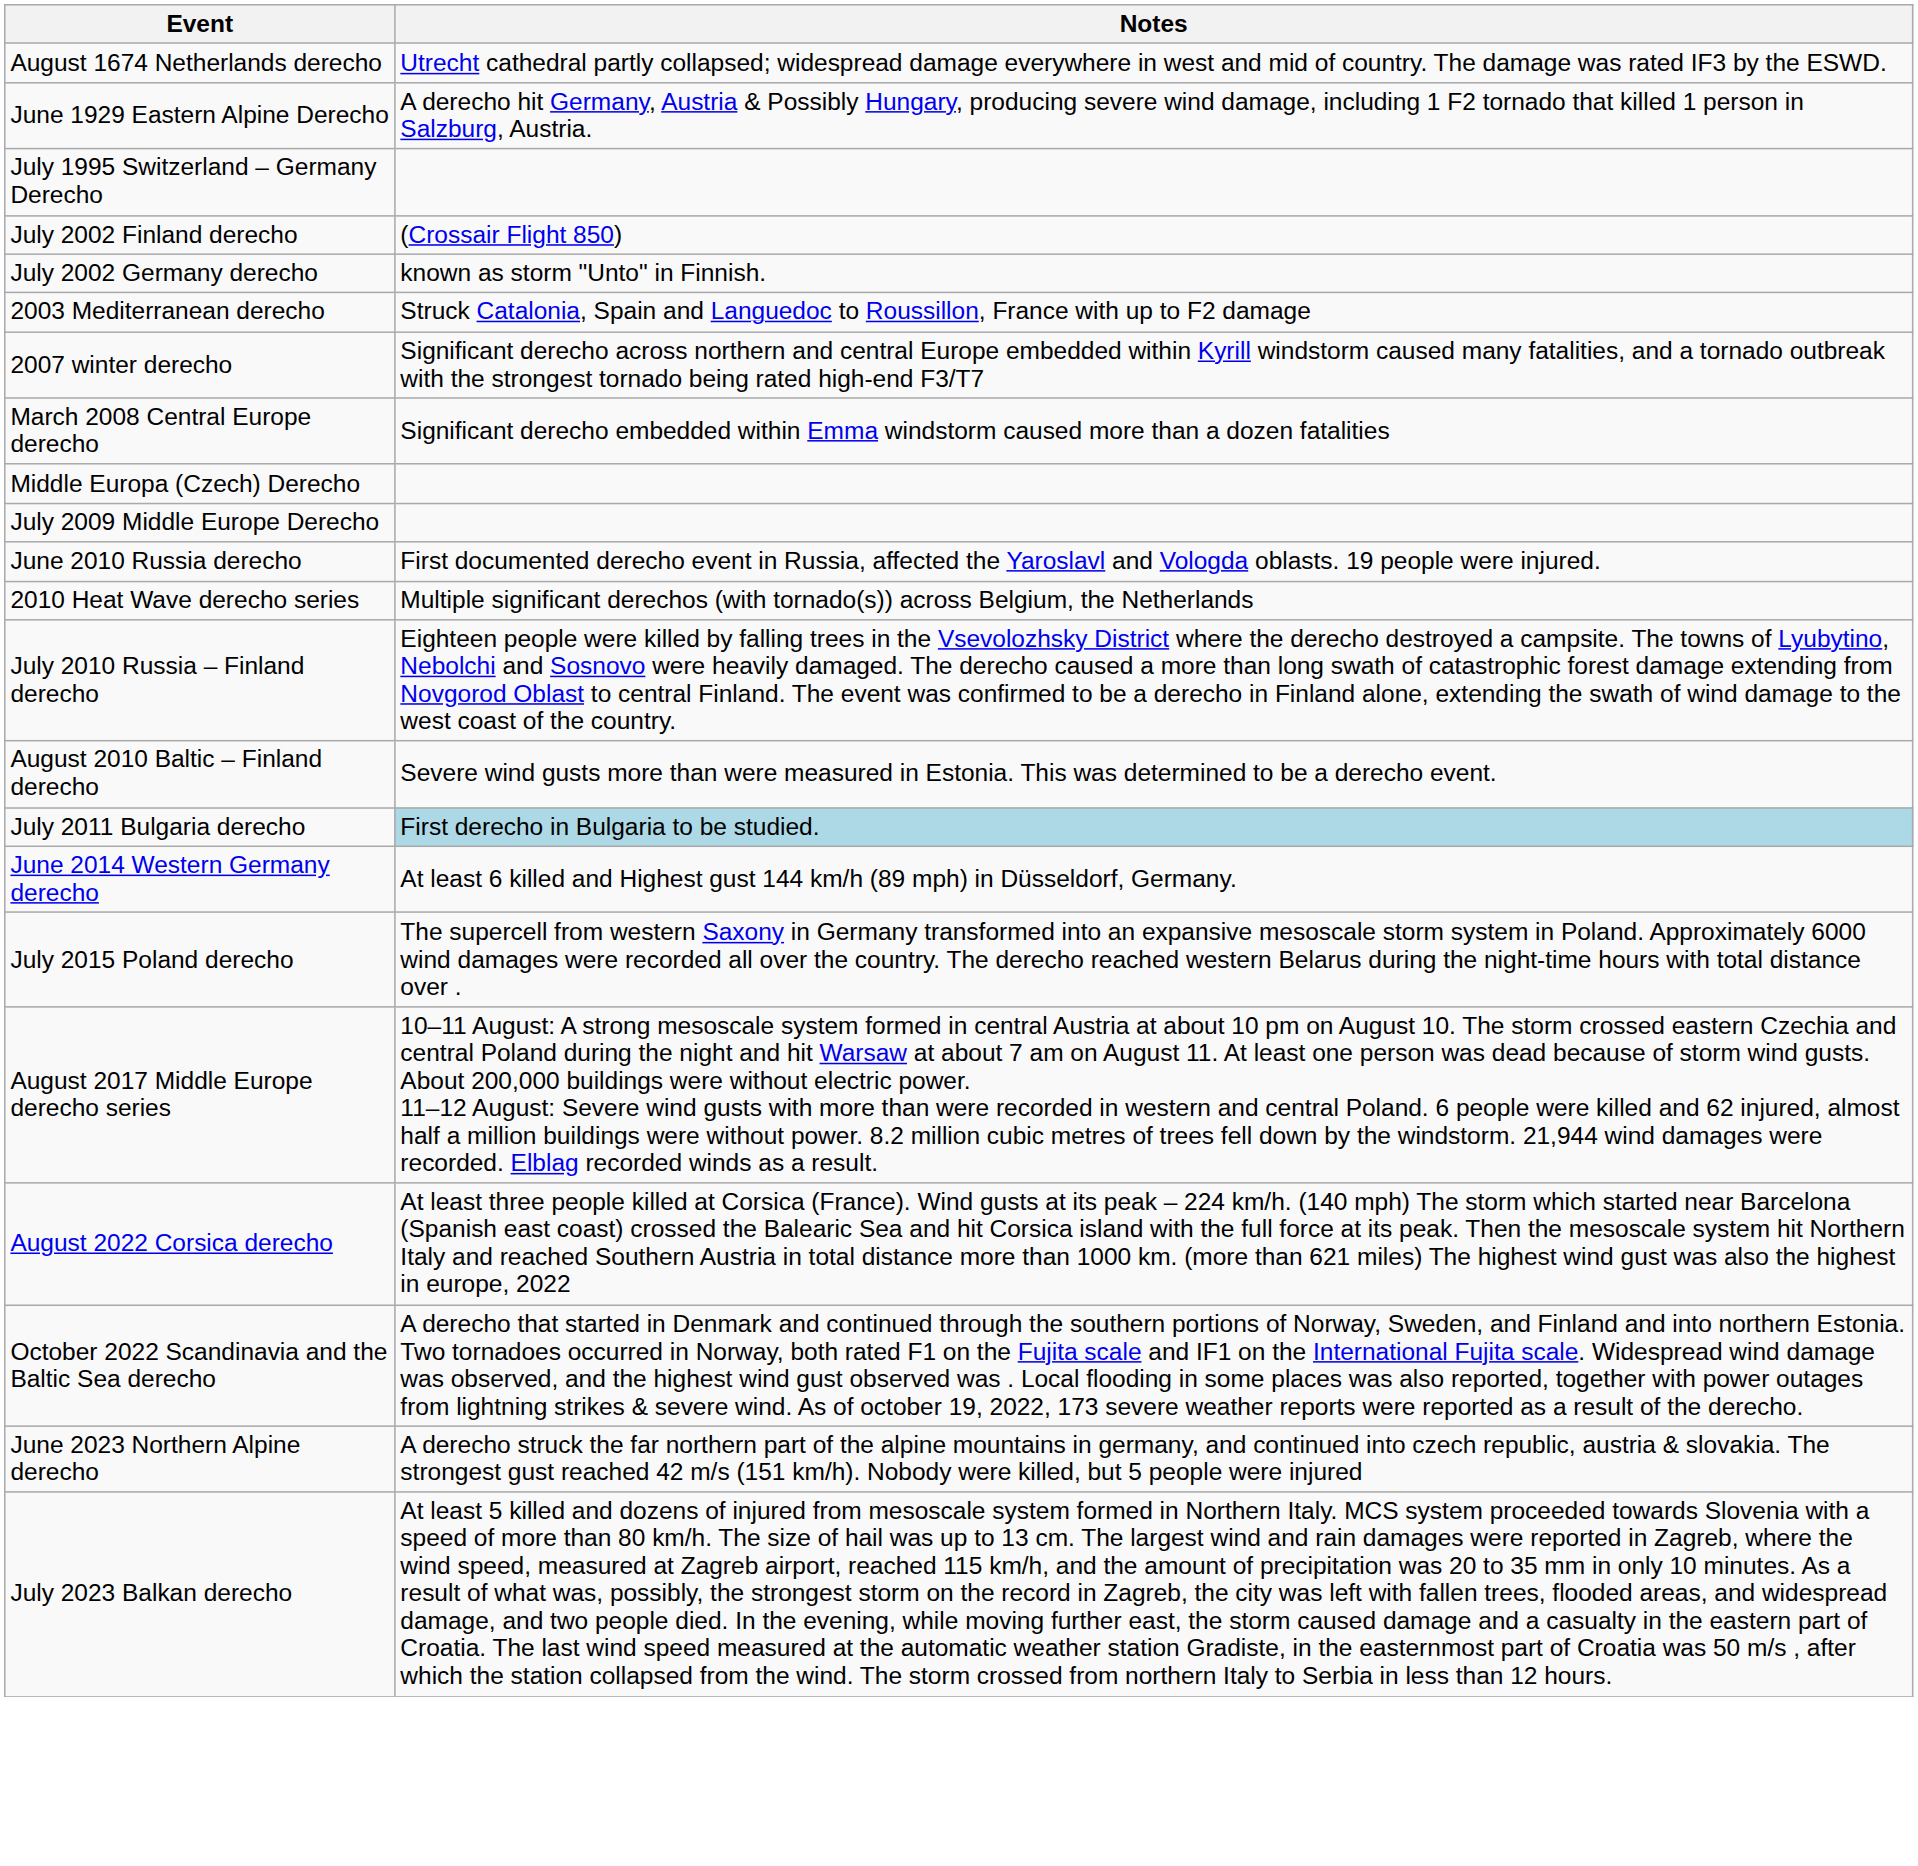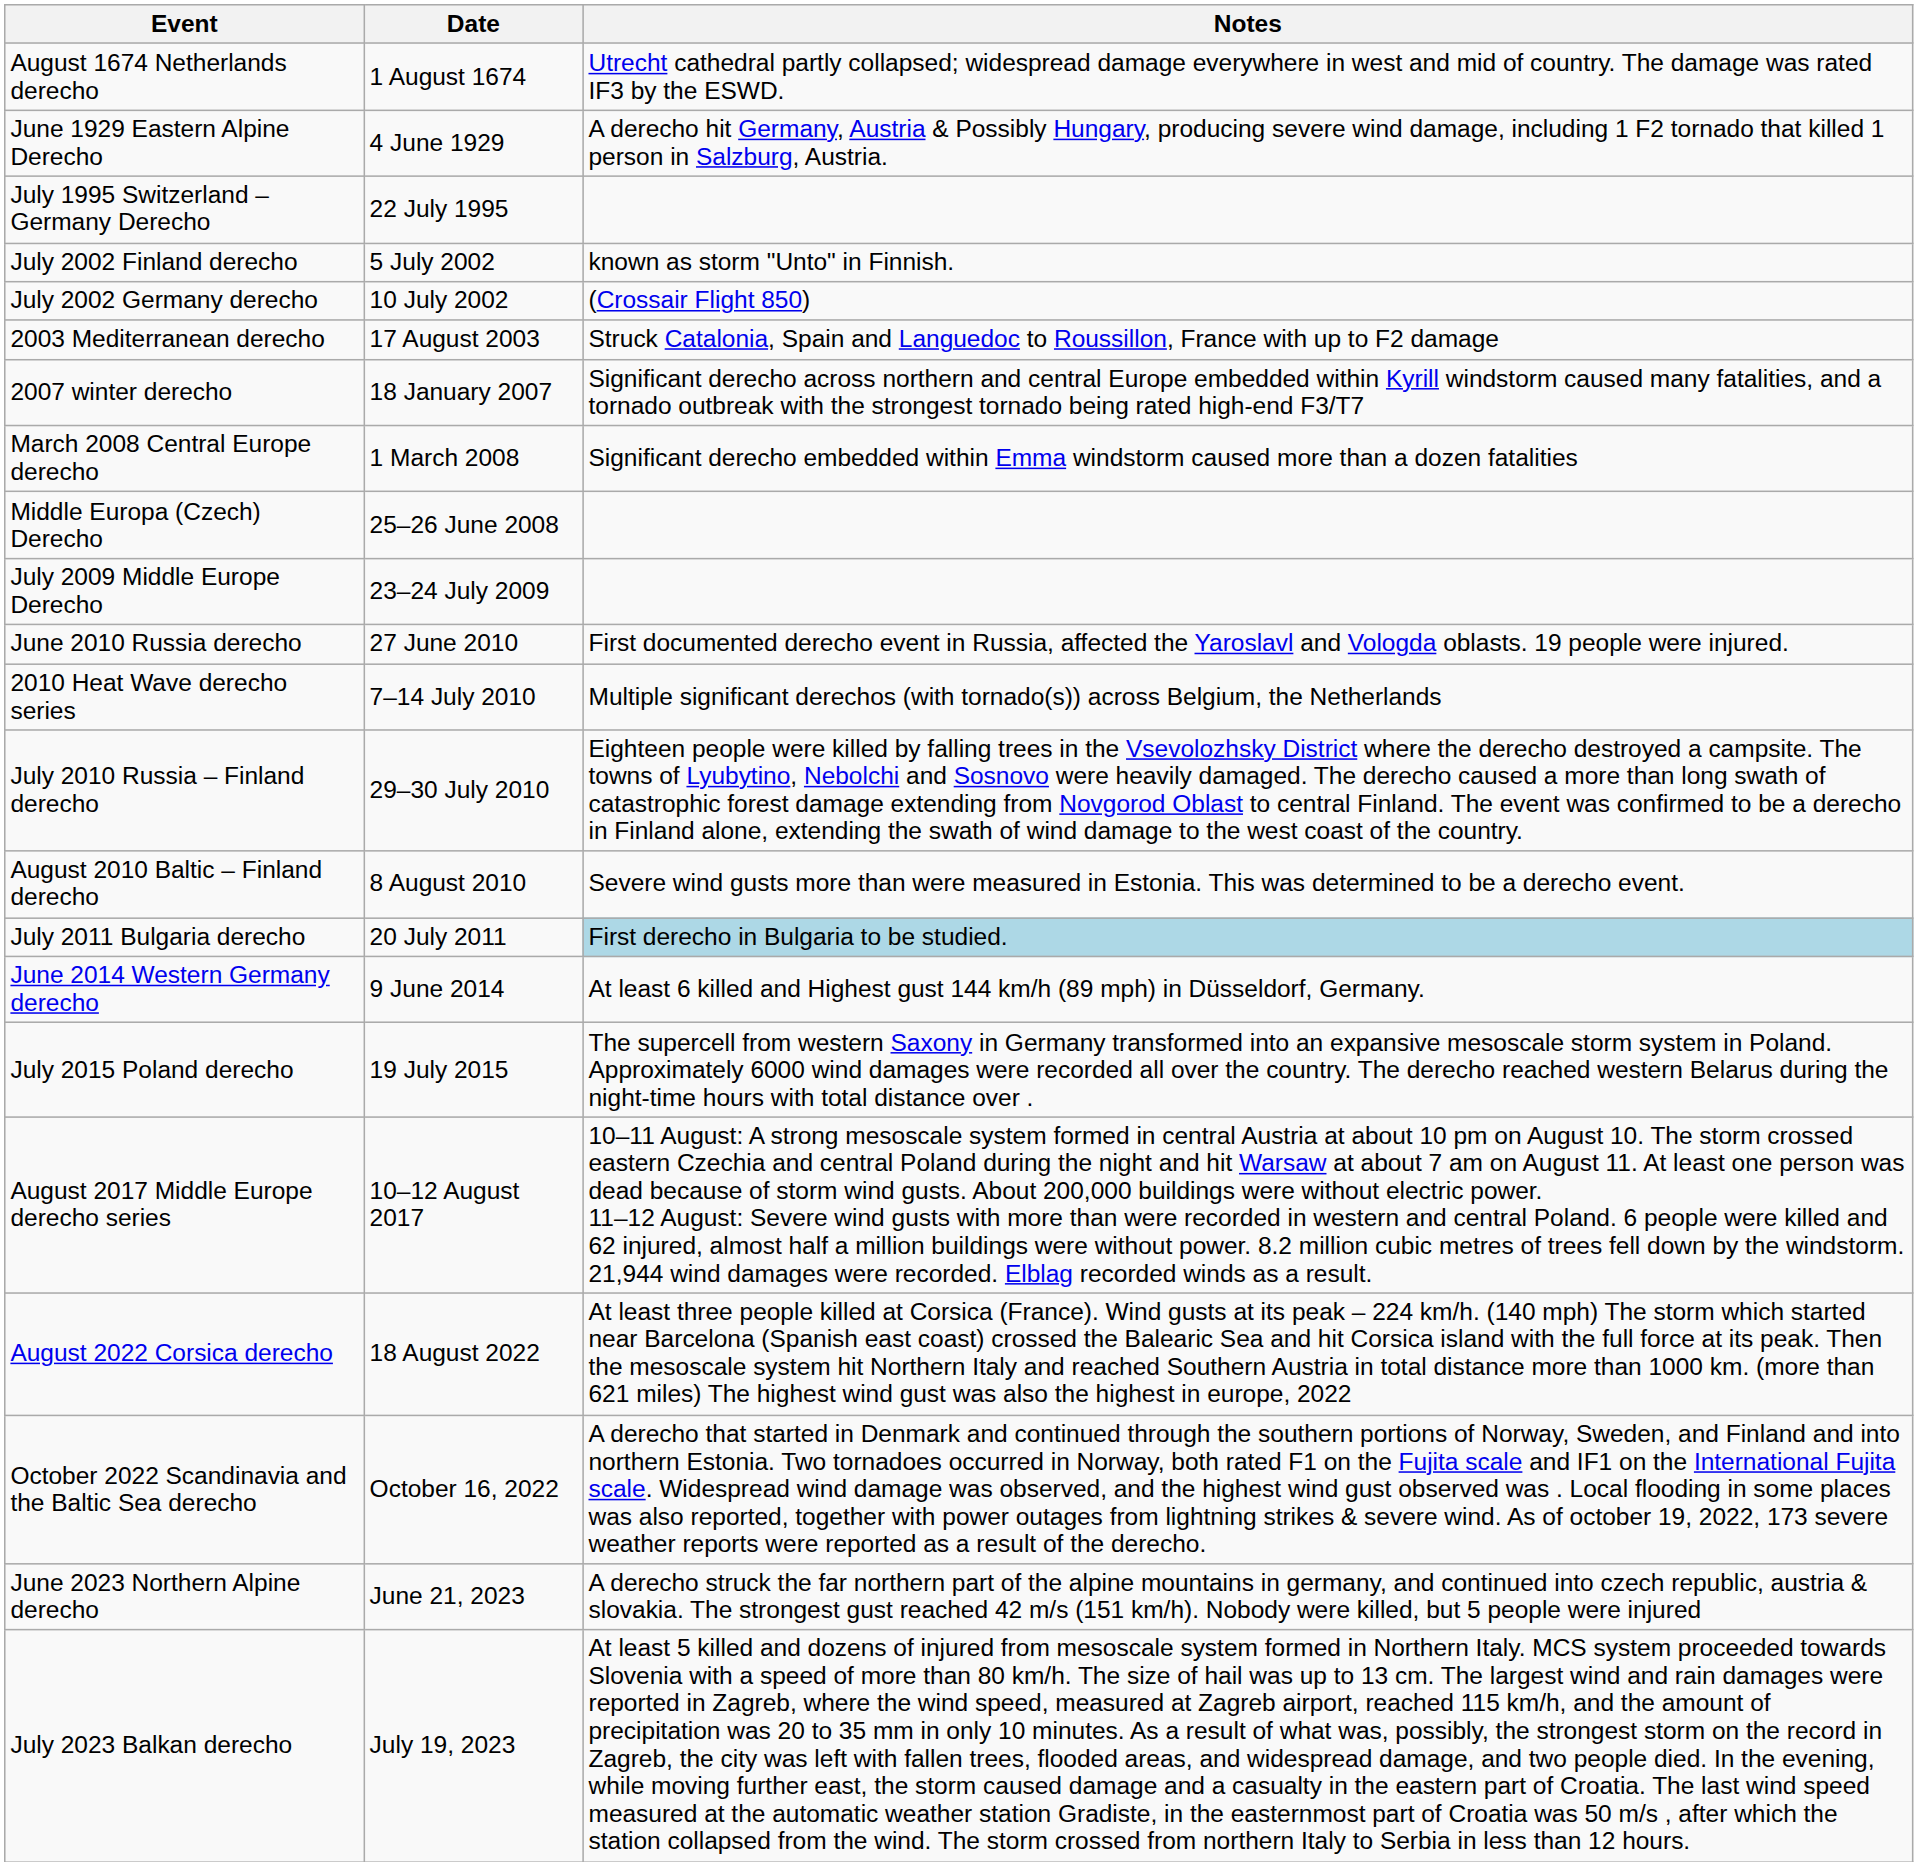+ column: (473, 23)
(511, 234) (Crossair Flight 850) -> (771, 261) known as storm "Unto" in Finnish.
(583, 273) known as storm "Unto" in Finnish. -> (699, 300) (Crossair Flight 850)
